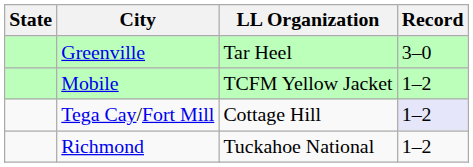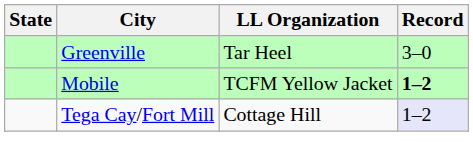(417, 83) normal -> (417, 83) bold
- row: (103, 146)
